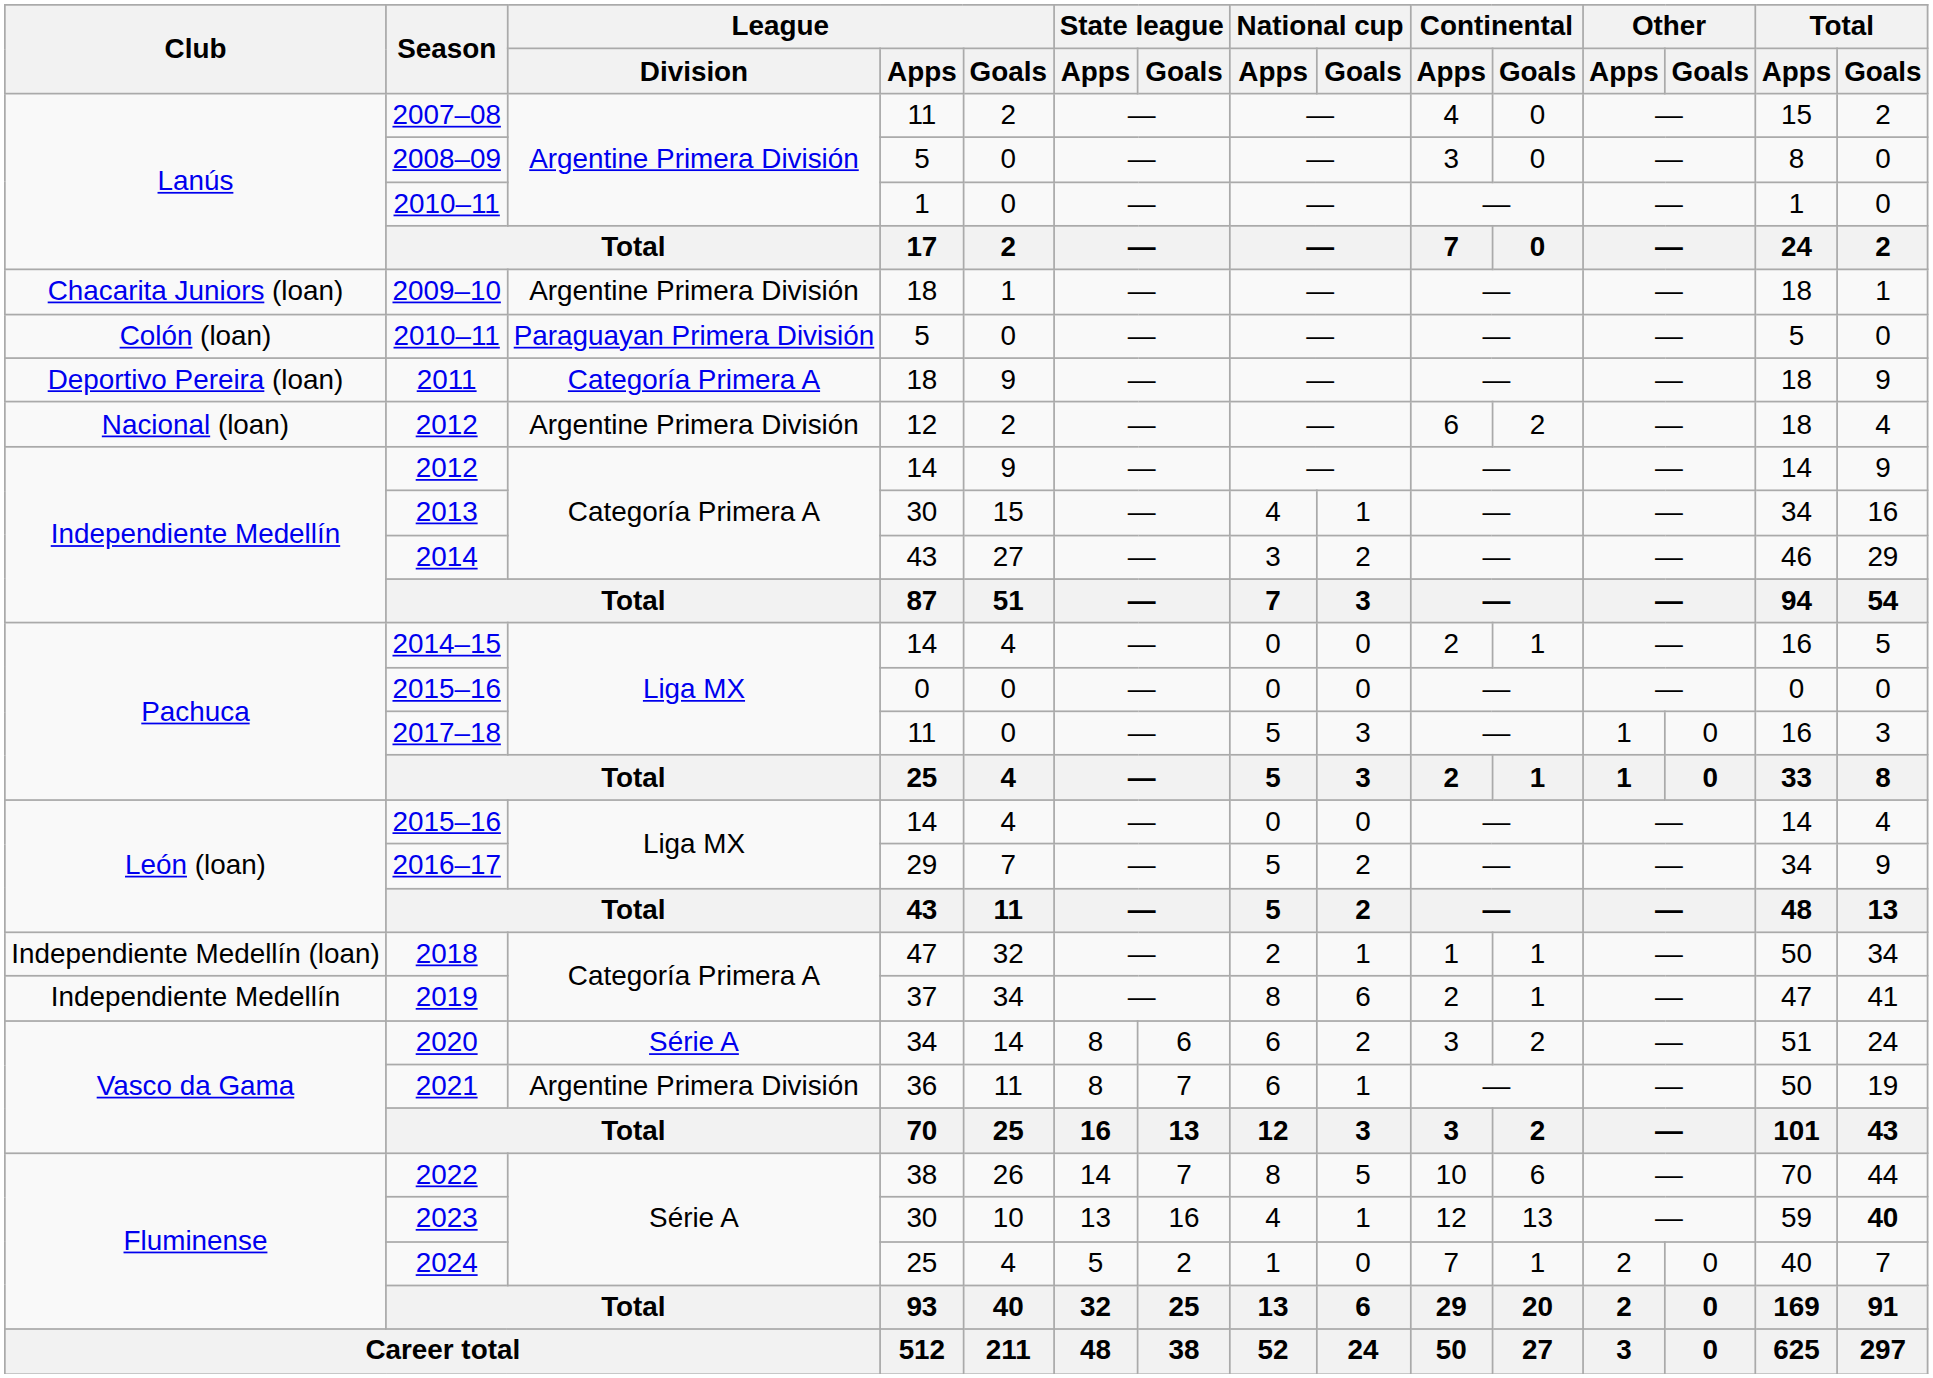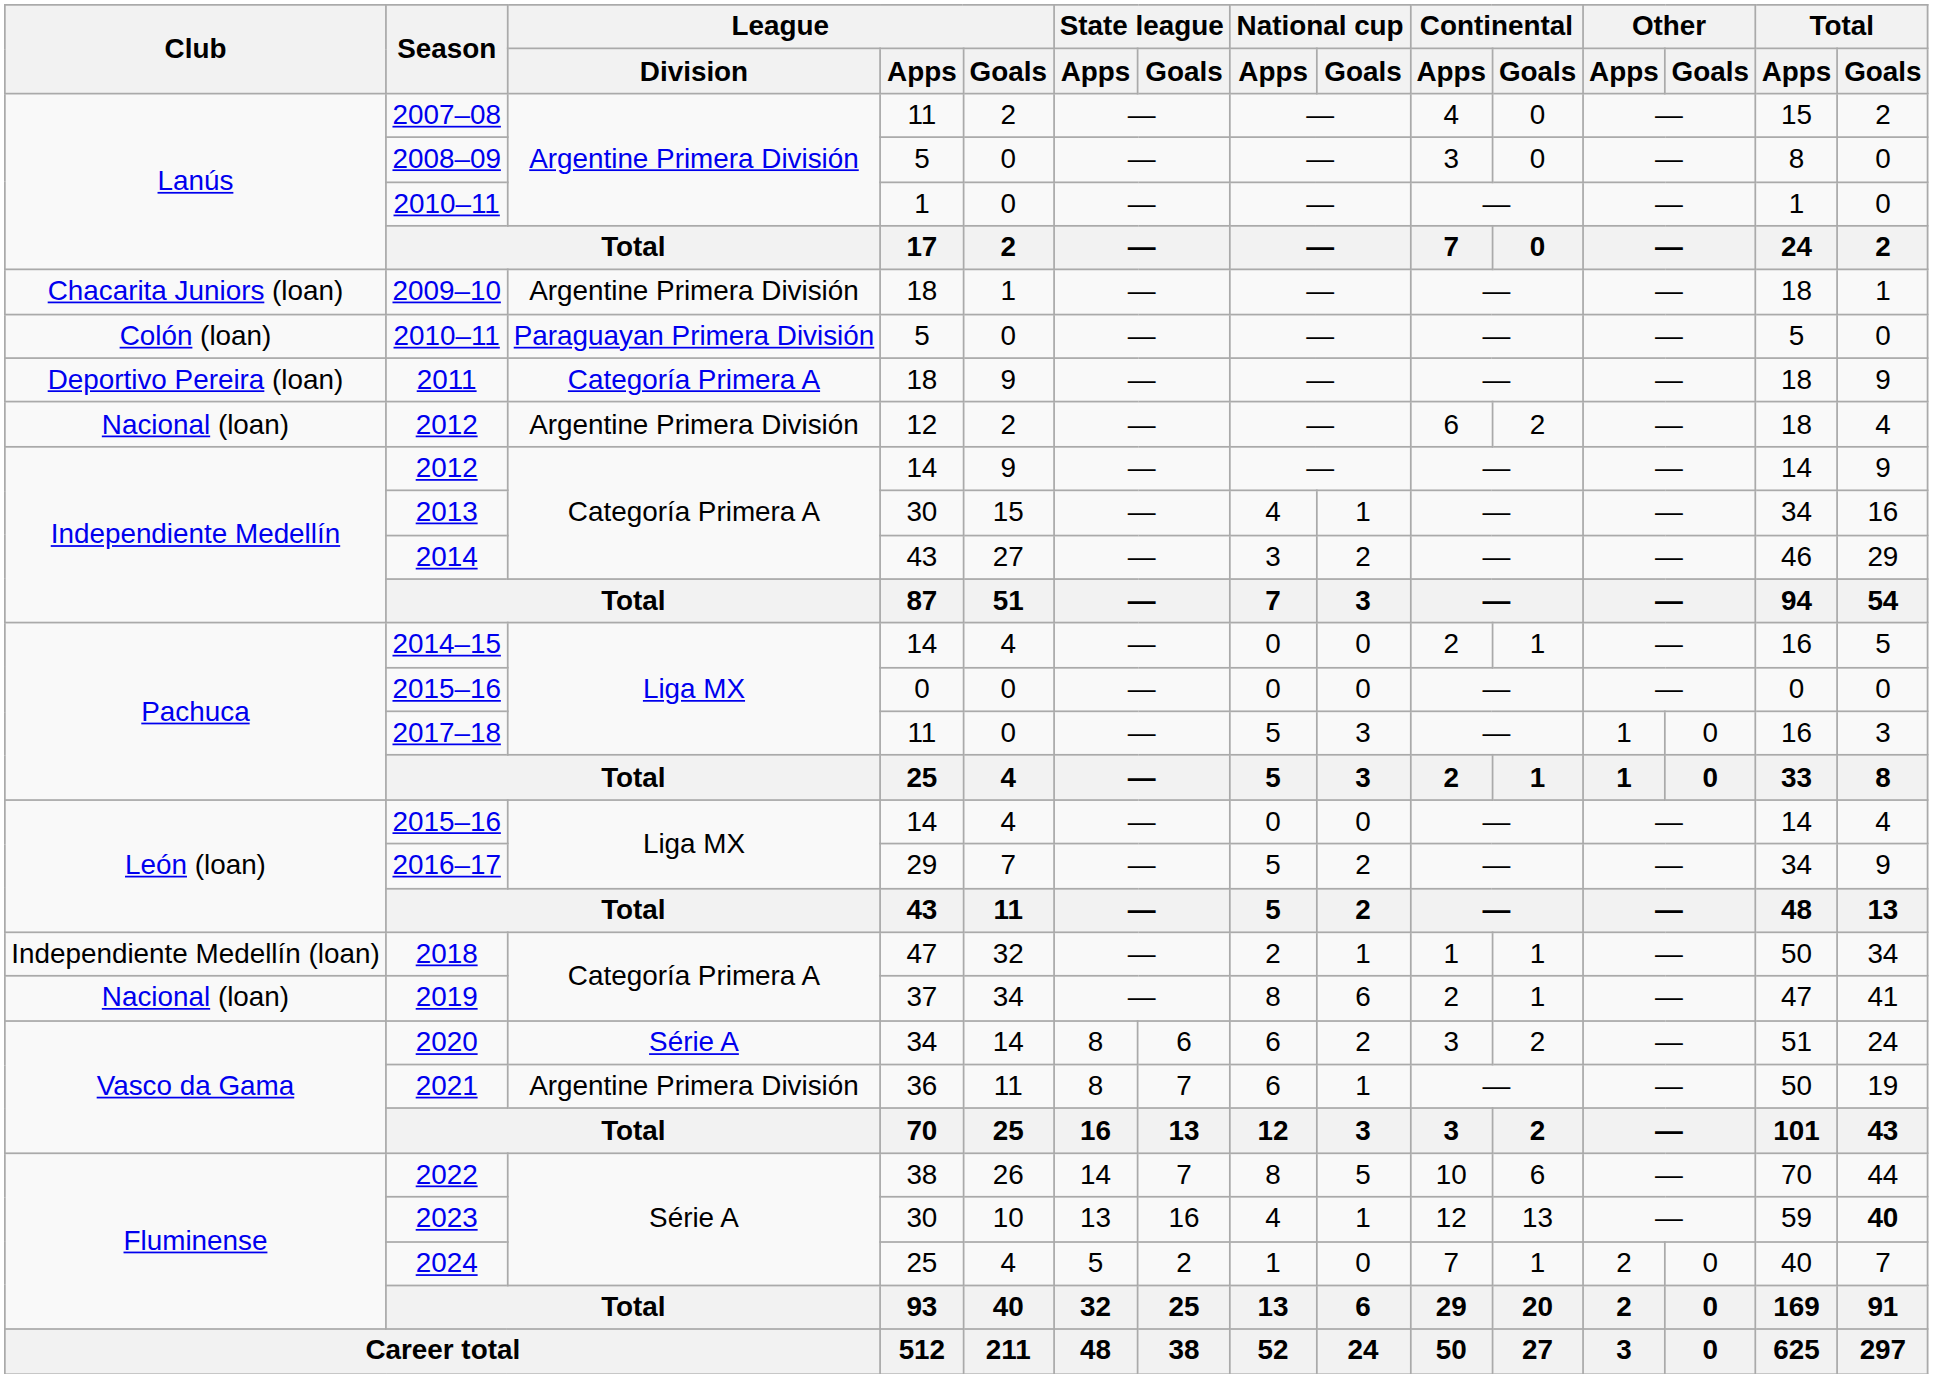(195, 997) Independiente Medellín -> (195, 997) Nacional (loan)
